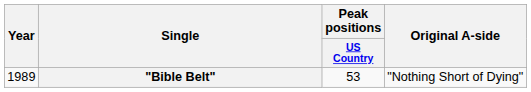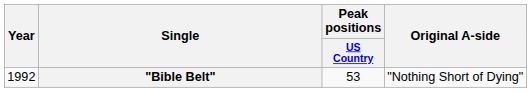(21, 77) 1989 -> (21, 77) 1992
